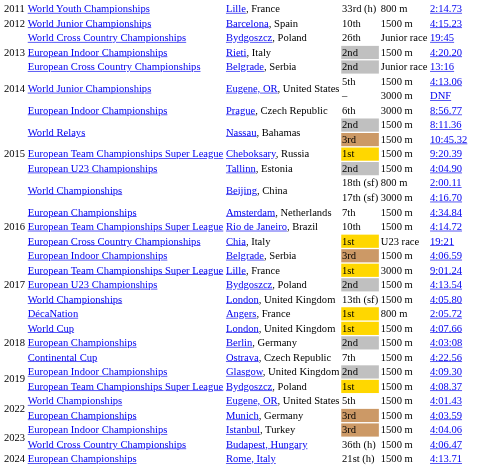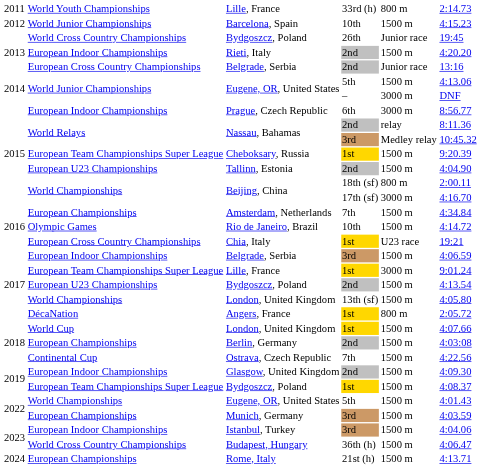(397, 125) 1500 m -> (391, 125) relay
(397, 139) 1500 m -> (409, 139) Medley relay
(126, 226) European Team Championships Super League -> (62, 226) Olympic Games
